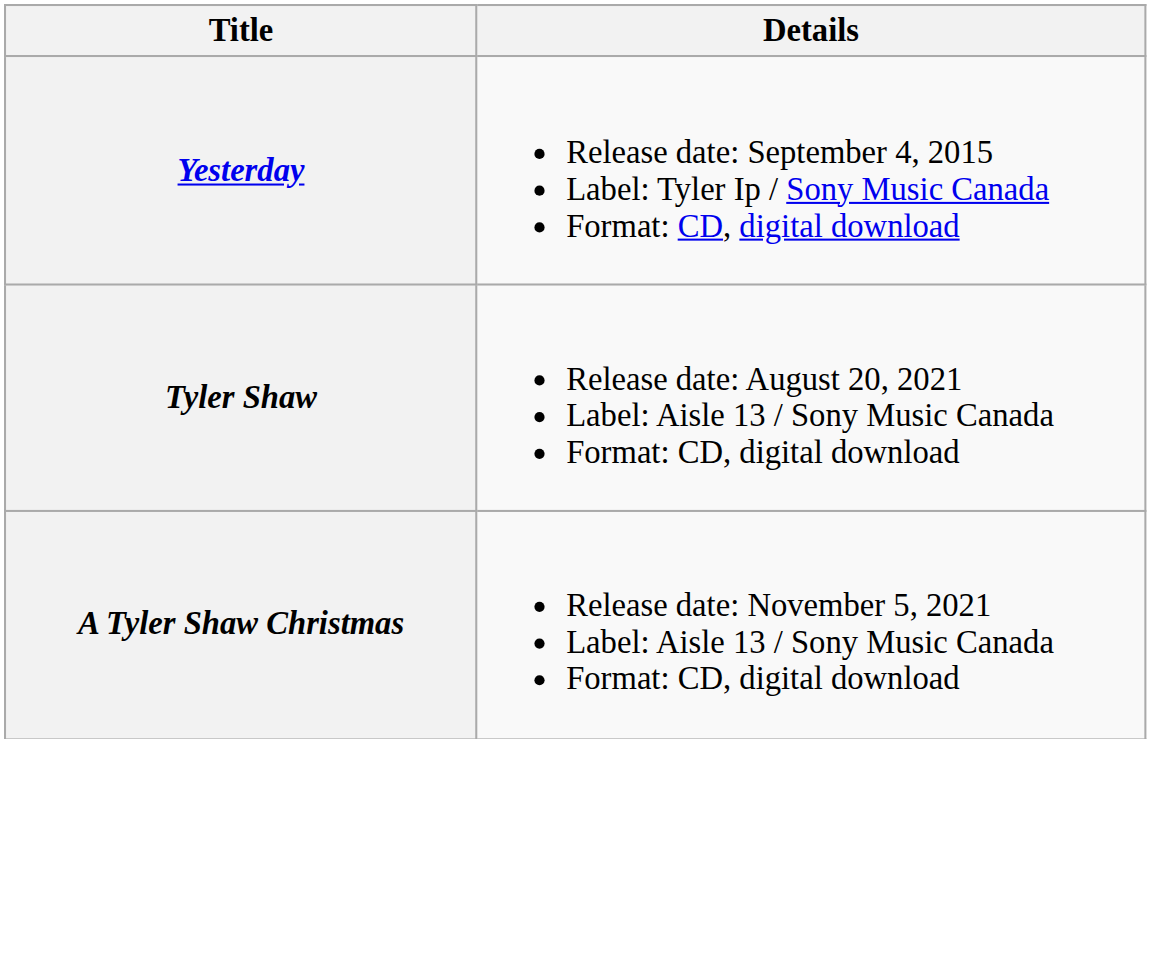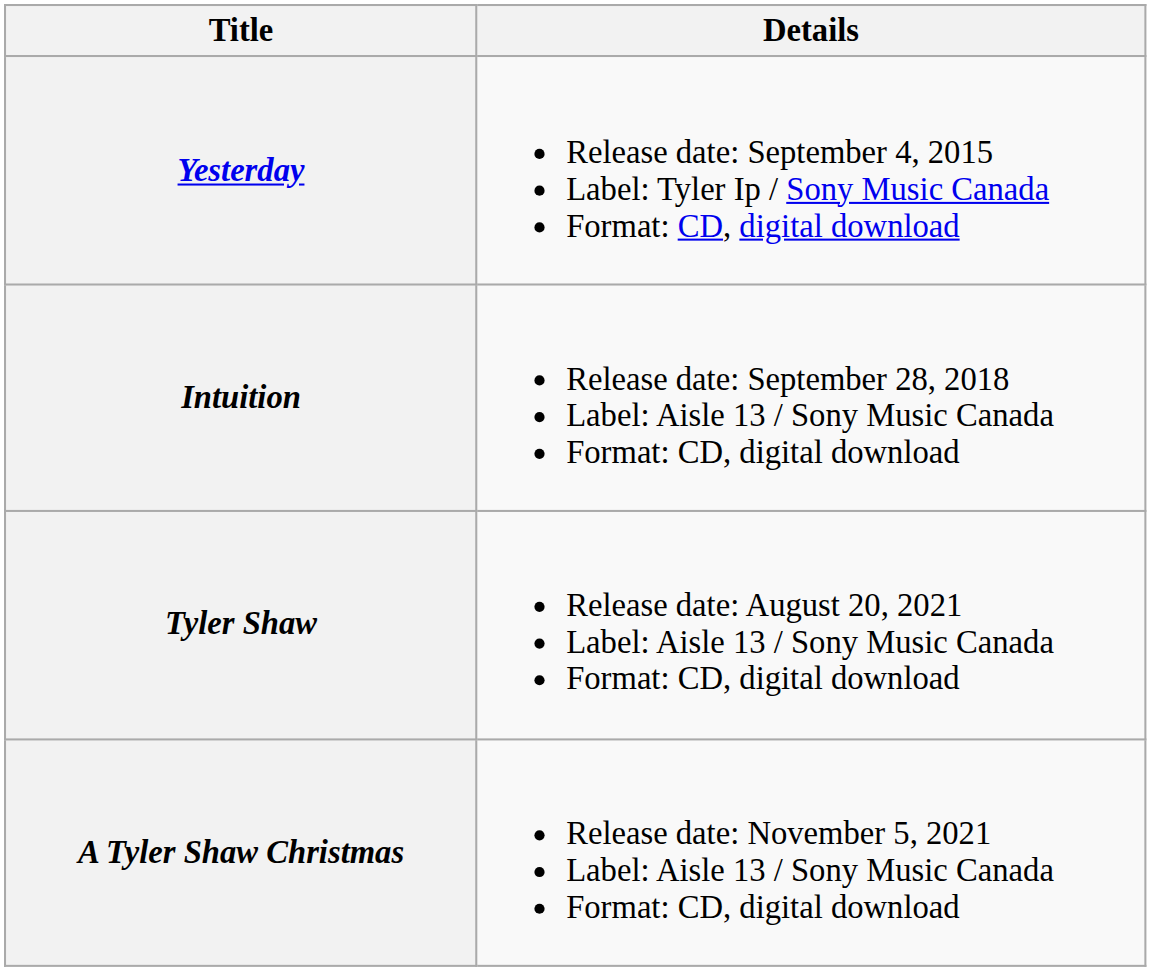+ row: (241, 397)
